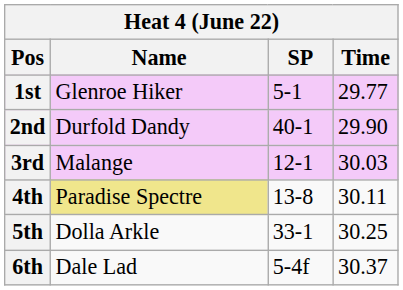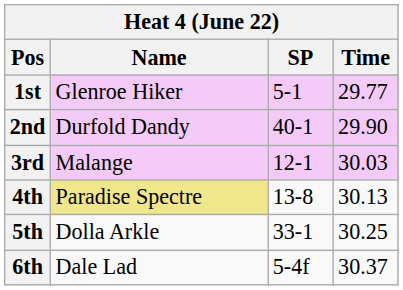(363, 197) 30.11 -> (363, 197) 30.13
